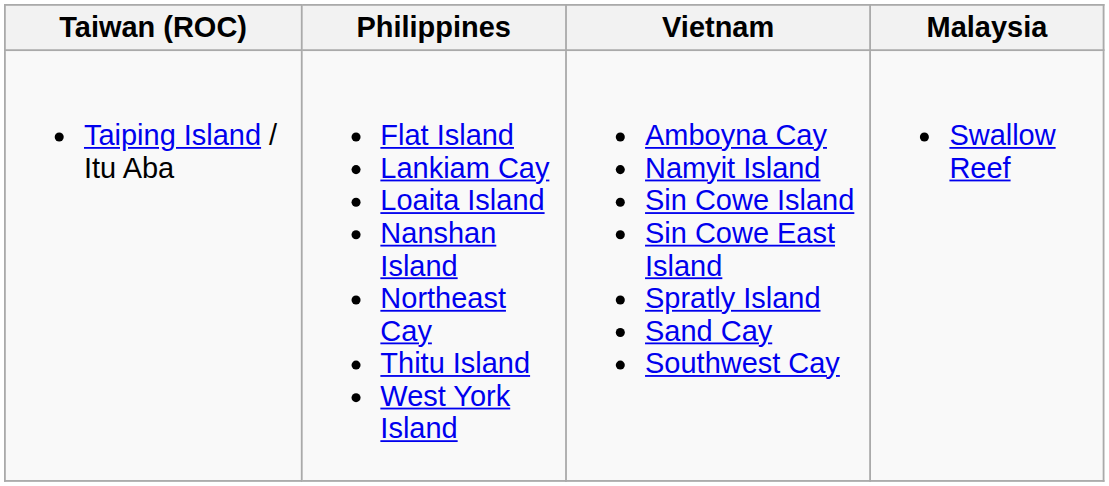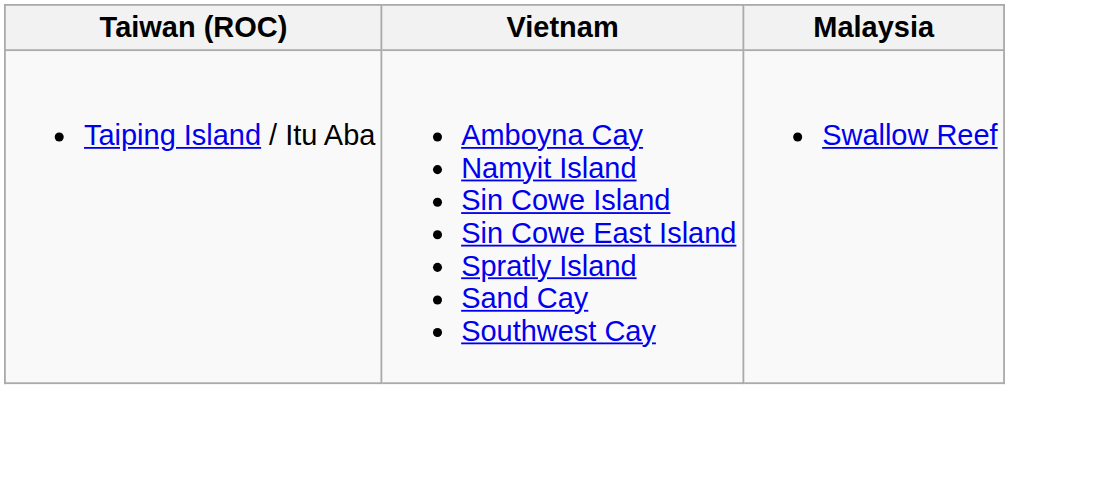- column: (434, 27)
